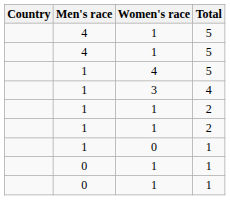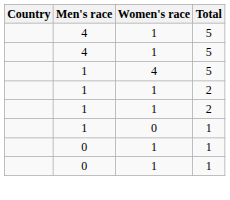- row: (154, 90)
